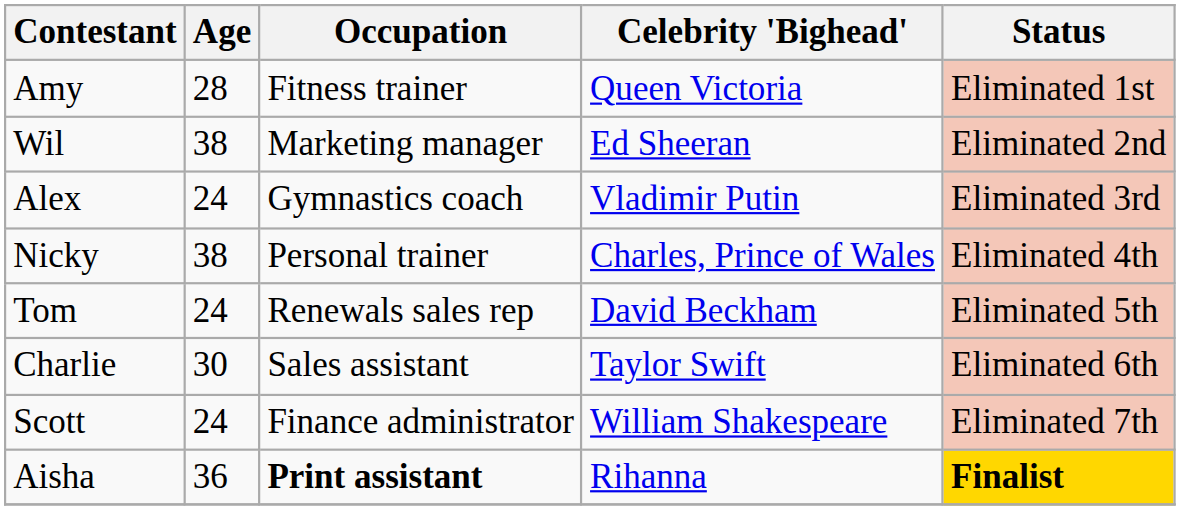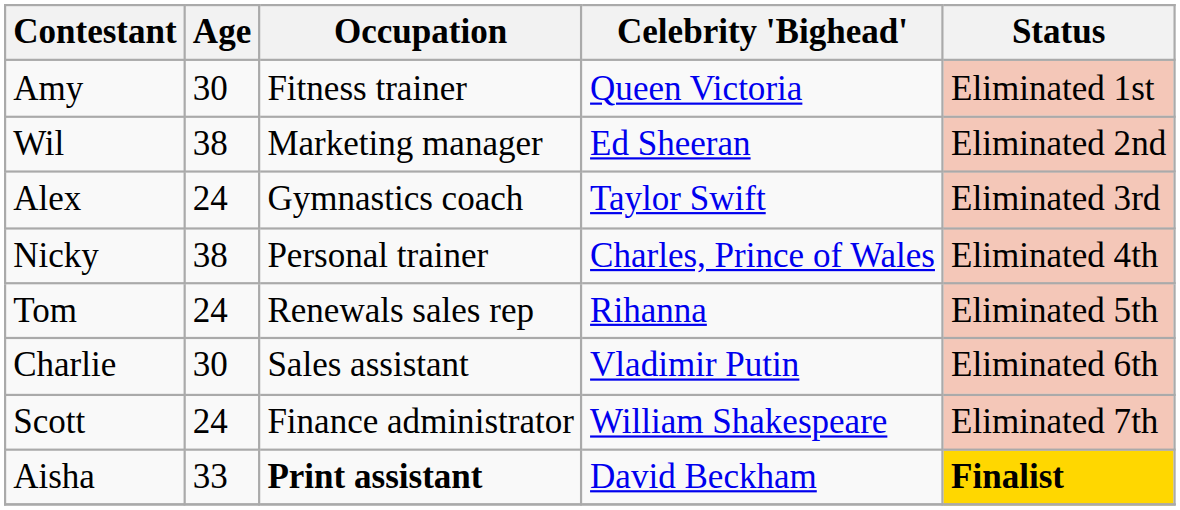(210, 87) 28 -> (210, 87) 30
(695, 198) Vladimir Putin -> (678, 198) Taylor Swift
(703, 310) David Beckham -> (648, 310) Rihanna
(678, 365) Taylor Swift -> (695, 365) Vladimir Putin
(210, 476) 36 -> (210, 476) 33
(648, 476) Rihanna -> (703, 476) David Beckham
